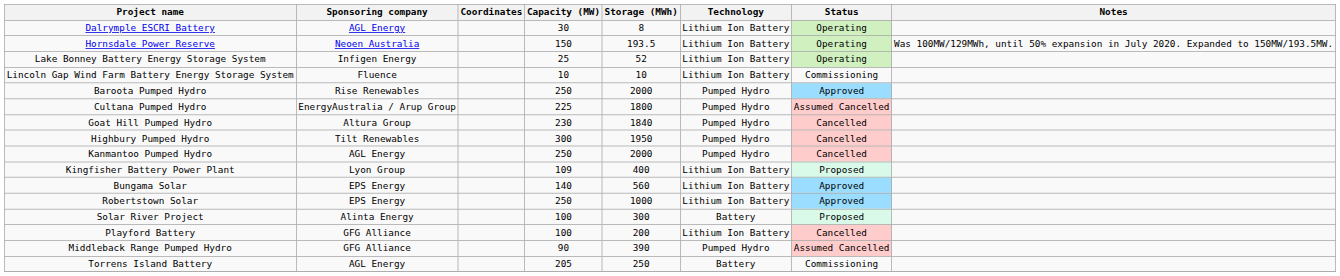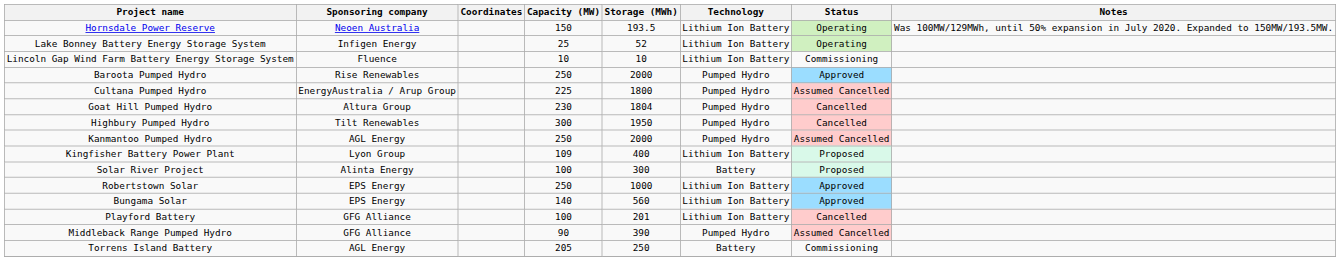- row: (150, 28)
(641, 122) 1840 -> (641, 106) 1804
(842, 153) Cancelled -> (842, 138) Assumed Cancelled
rows swapped: (150, 185) <-> (150, 216)
(641, 232) 200 -> (641, 216) 201
